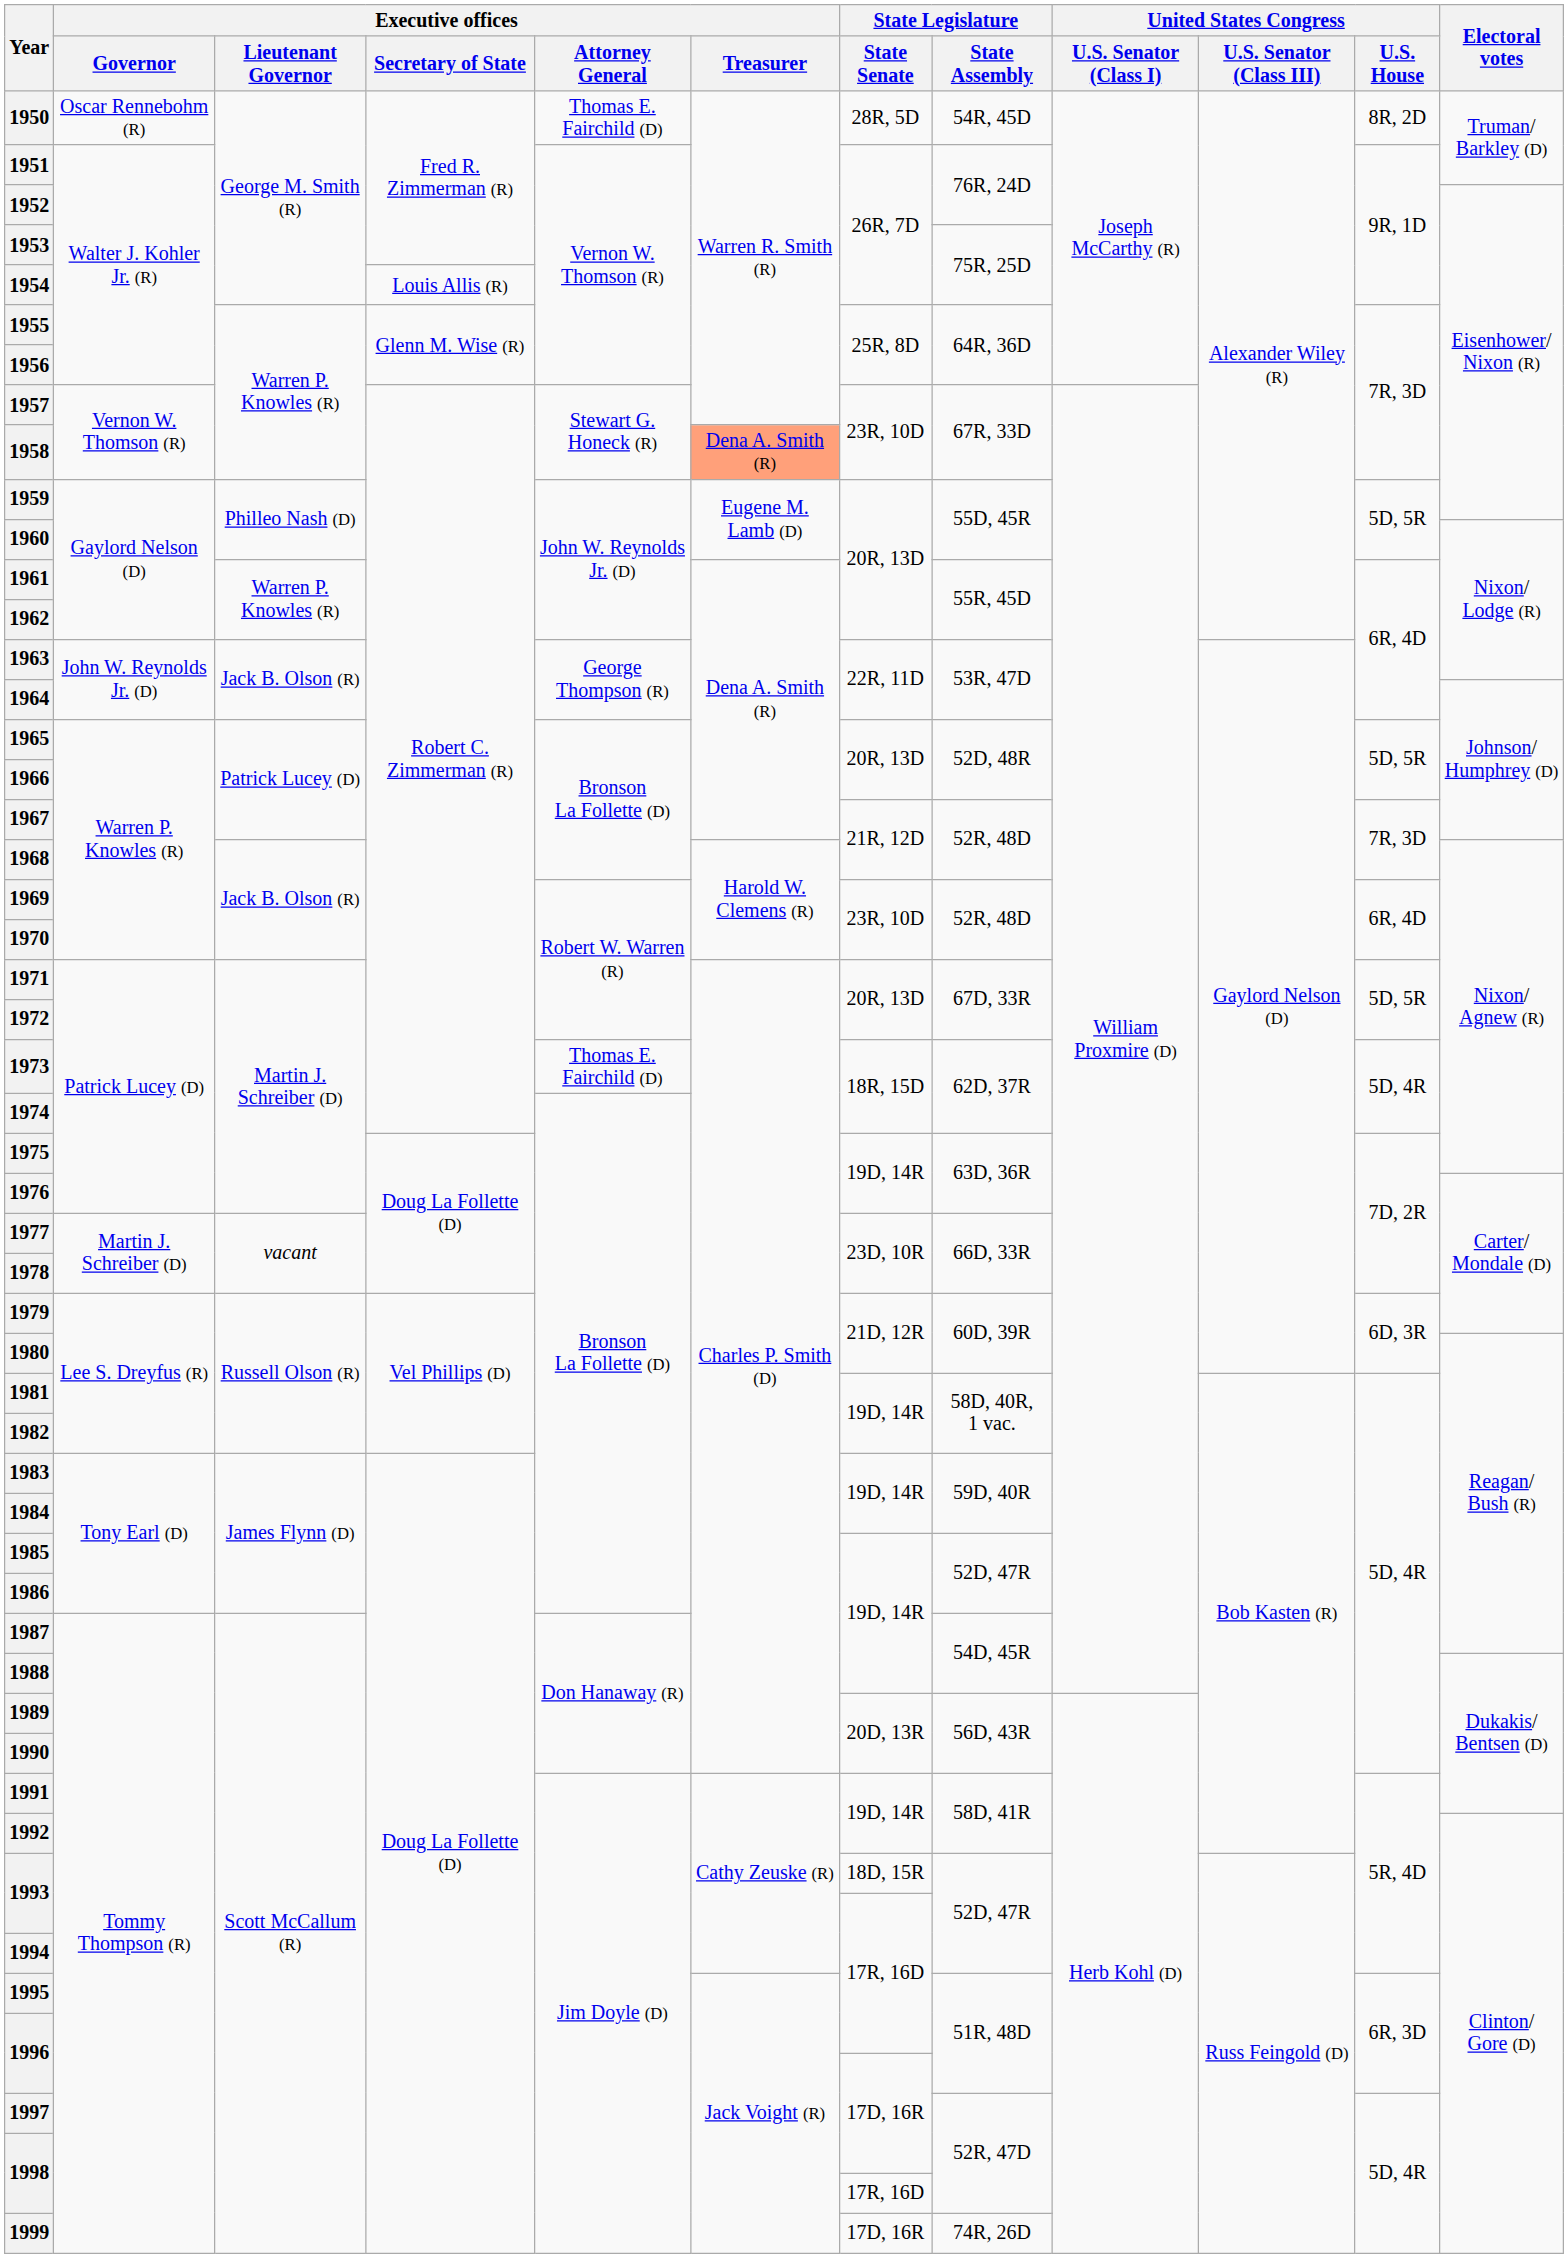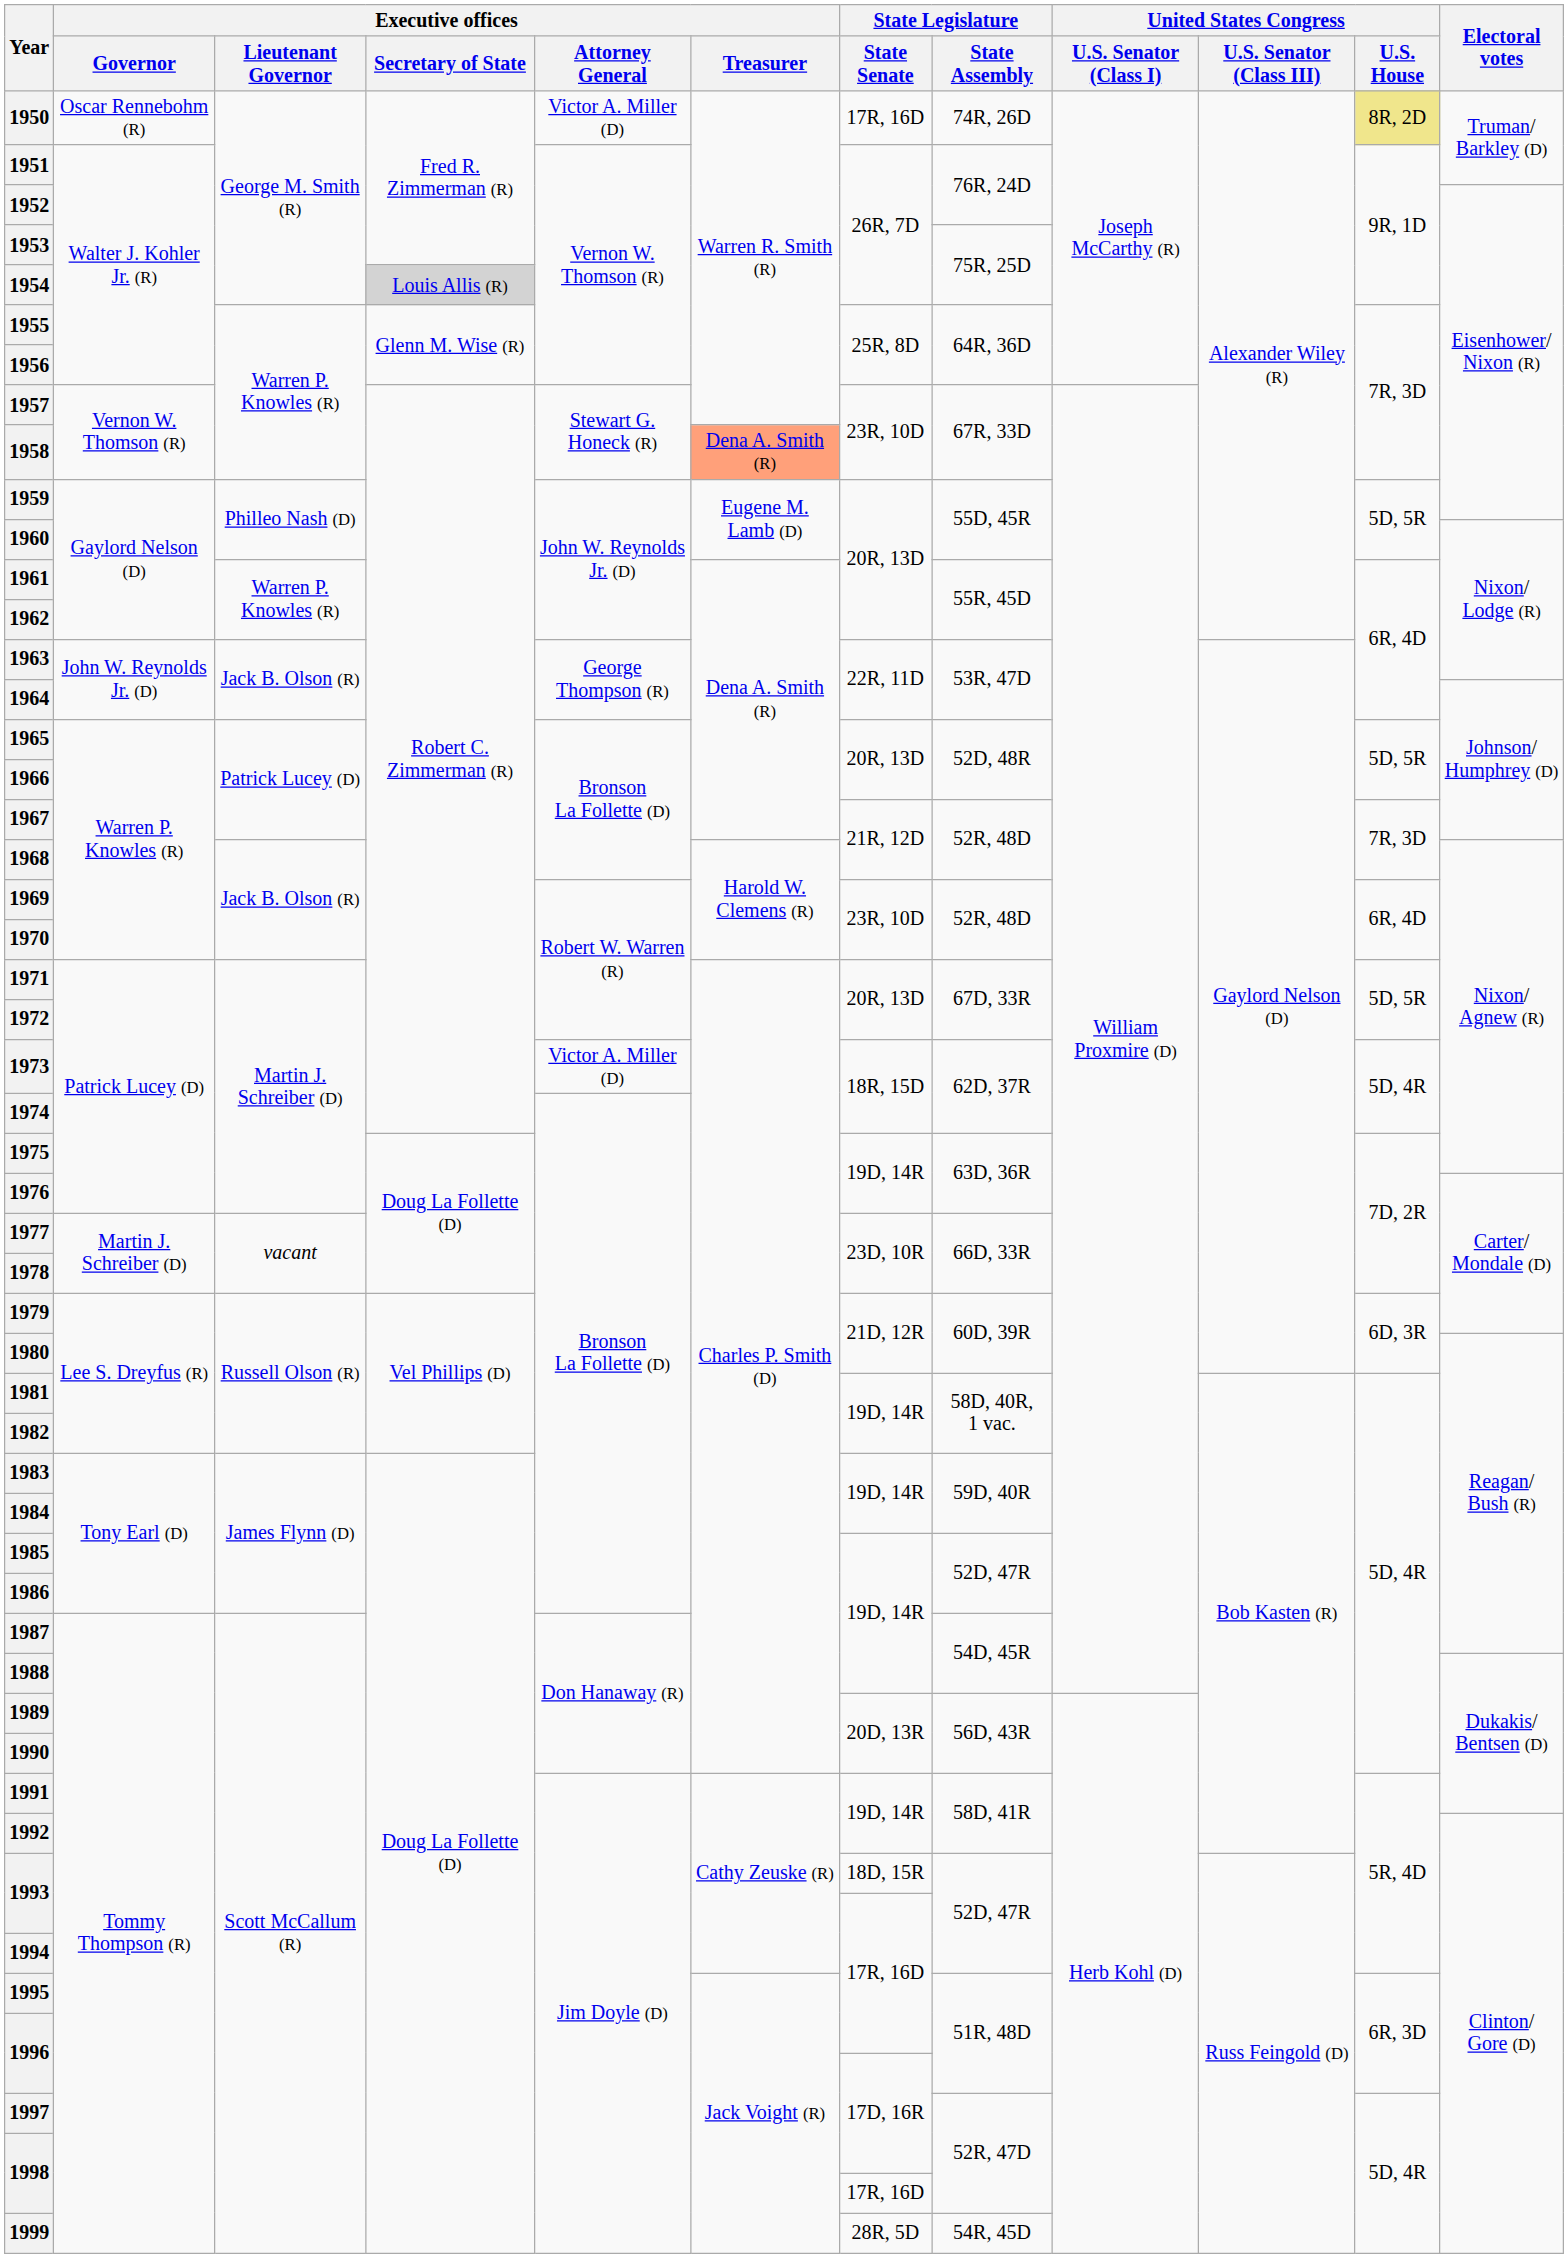(612, 117) Thomas E. Fairchild (D) -> (612, 117) Victor A. Miller (D)
(885, 117) 28R, 5D -> (885, 117) 17R, 16D
(992, 117) 54R, 45D -> (992, 117) 74R, 26D
(1397, 117) no background -> (1397, 117) khaki background
(450, 284) no background -> (450, 284) lightgrey background
(612, 1065) Thomas E. Fairchild (D) -> (612, 1065) Victor A. Miller (D)
(885, 2233) 17D, 16R -> (885, 2233) 28R, 5D
(992, 2233) 74R, 26D -> (992, 2233) 54R, 45D
